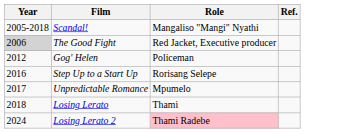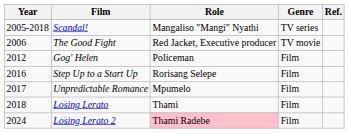+ column: (301, 12)
(16, 43) lightgrey background -> (16, 43) no background
